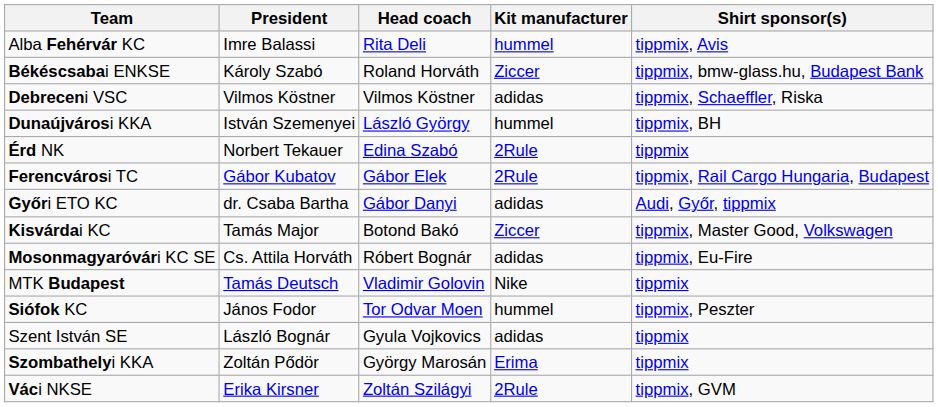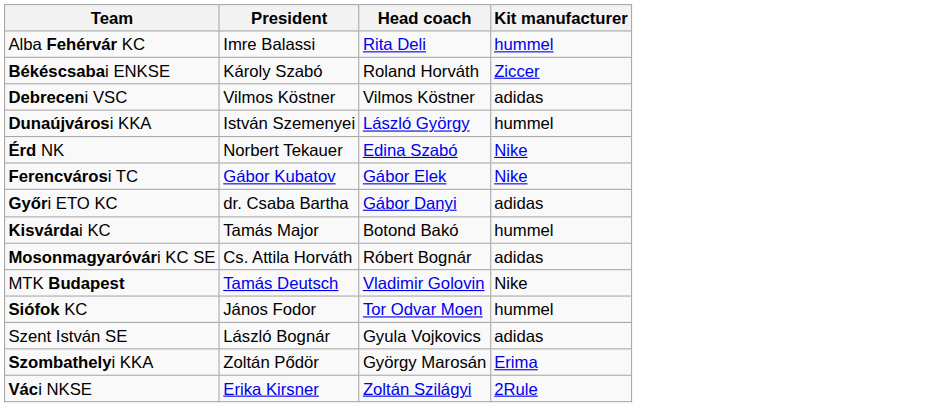- column: (782, 18)
(516, 150) 2Rule -> (511, 150) Nike
(516, 177) 2Rule -> (511, 177) Nike
(517, 230) Ziccer -> (524, 230) hummel
